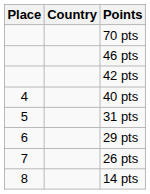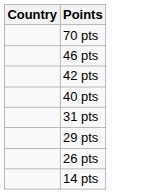- column: (24, 14)
